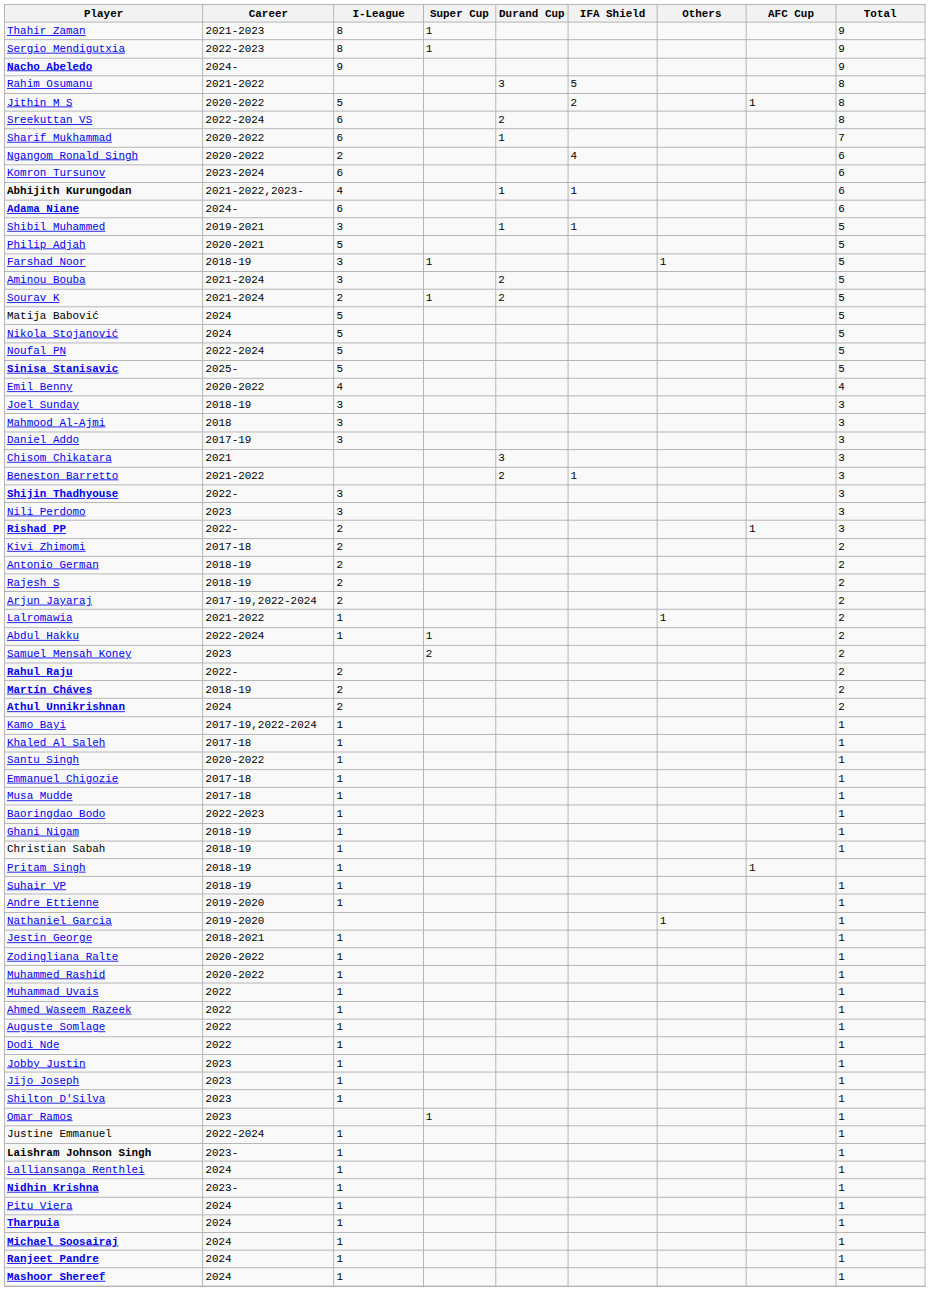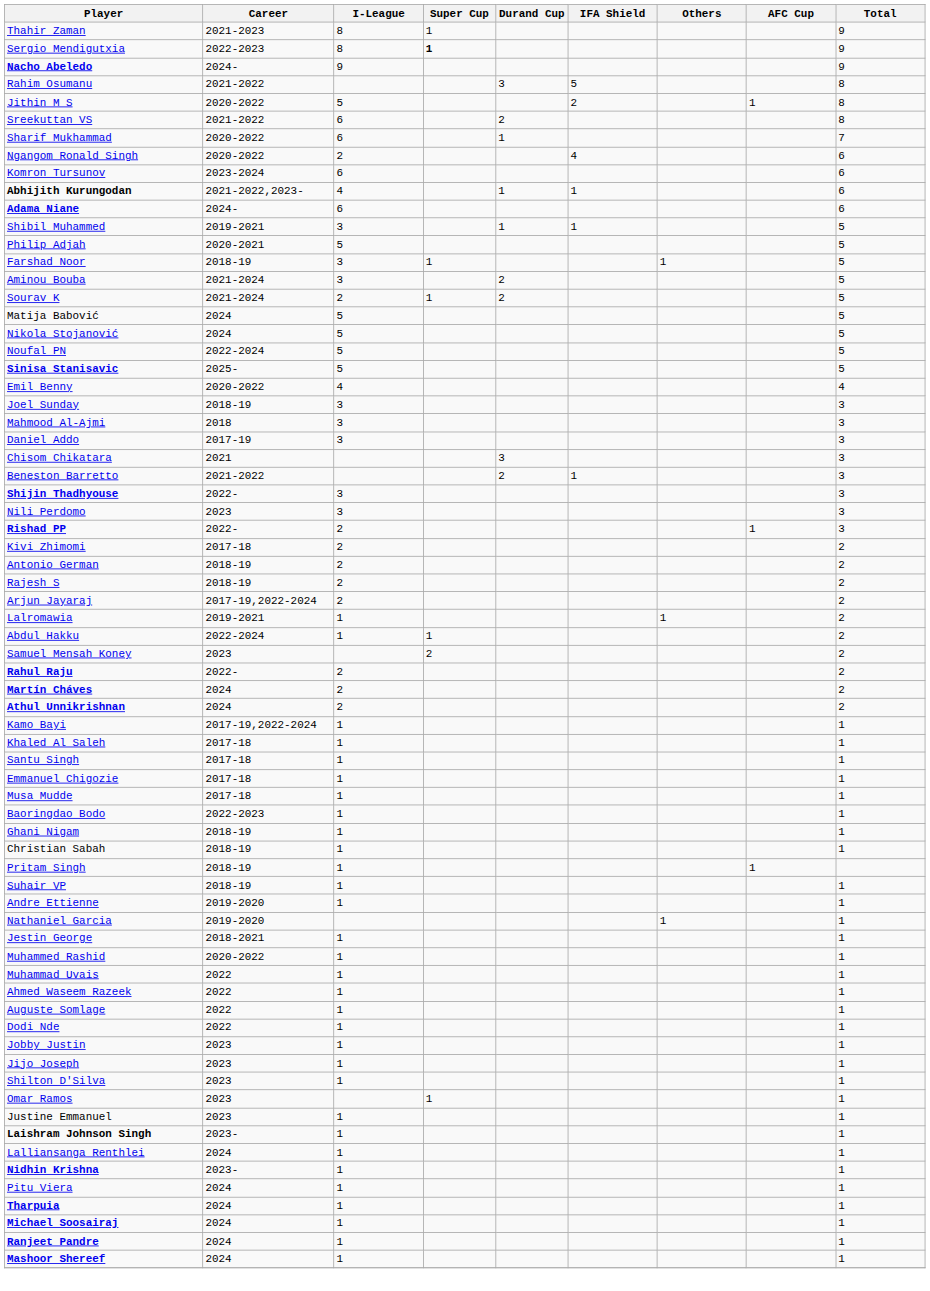(429, 49) normal -> (429, 49) bold
(235, 120) 2022-2024 -> (235, 120) 2021-2022
(235, 618) 2021-2022 -> (235, 618) 2019-2021
(228, 690) 2018-19 -> (219, 690) 2024
(235, 761) 2020-2022 -> (228, 761) 2017-18
- row: (63, 957)
(235, 1135) 2022-2024 -> (219, 1117) 2023
